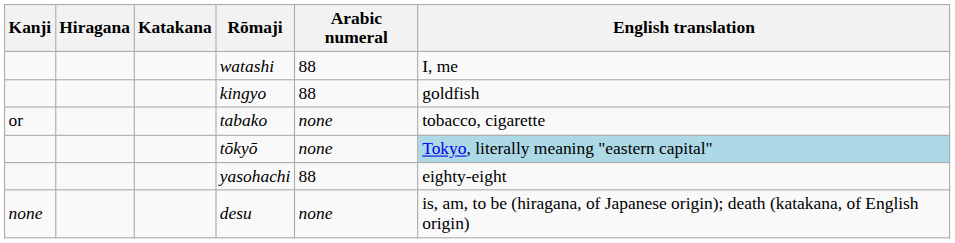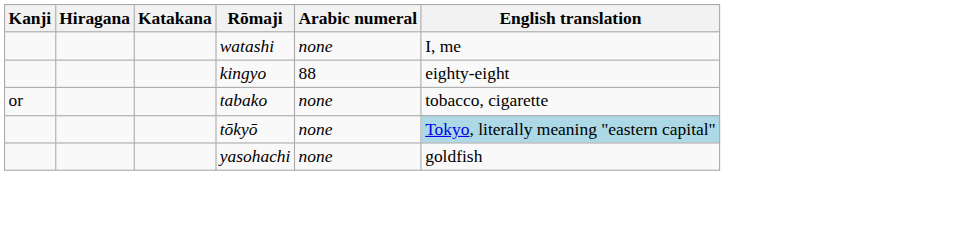(307, 65) 88 -> (315, 45) none
(451, 93) goldfish -> (467, 73) eighty-eight
(307, 176) 88 -> (315, 156) none
(464, 176) eighty-eight -> (454, 156) goldfish
- row: (236, 213)
